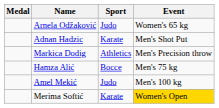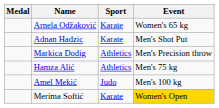(108, 25) Judo -> (112, 25) Karate
(111, 67) Bocce -> (116, 67) Athletics
